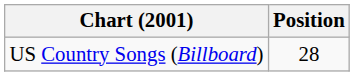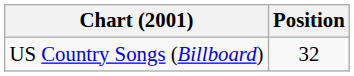(309, 53) 28 -> (309, 53) 32
